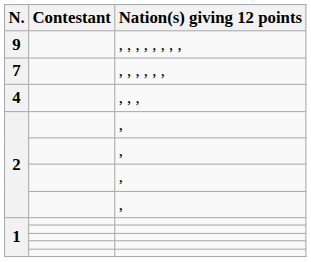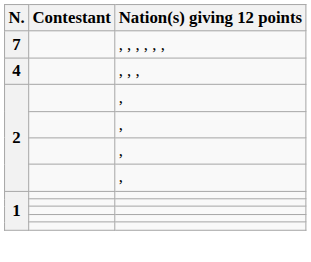- row: (17, 44)
